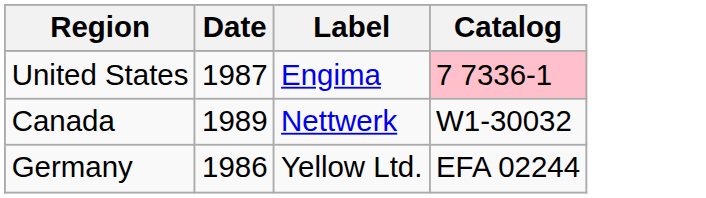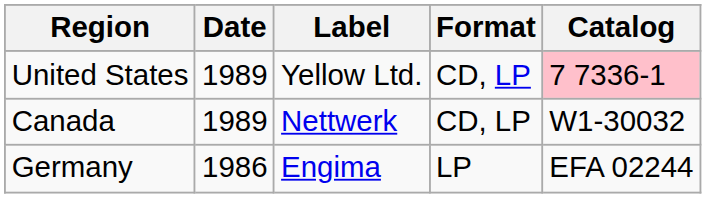+ column: (486, 27)
(235, 74) 1987 -> (235, 74) 1989
(331, 74) Engima -> (352, 74) Yellow Ltd.
(352, 167) Yellow Ltd. -> (331, 167) Engima
